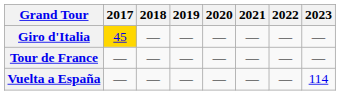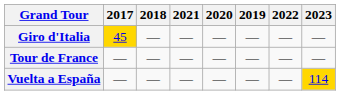columns swapped: (186, 15) <-> (252, 15)
(318, 79) no background -> (318, 79) gold background
